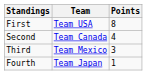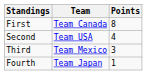(73, 24) Team USA -> (80, 24) Team Canada
(80, 37) Team Canada -> (73, 37) Team USA
